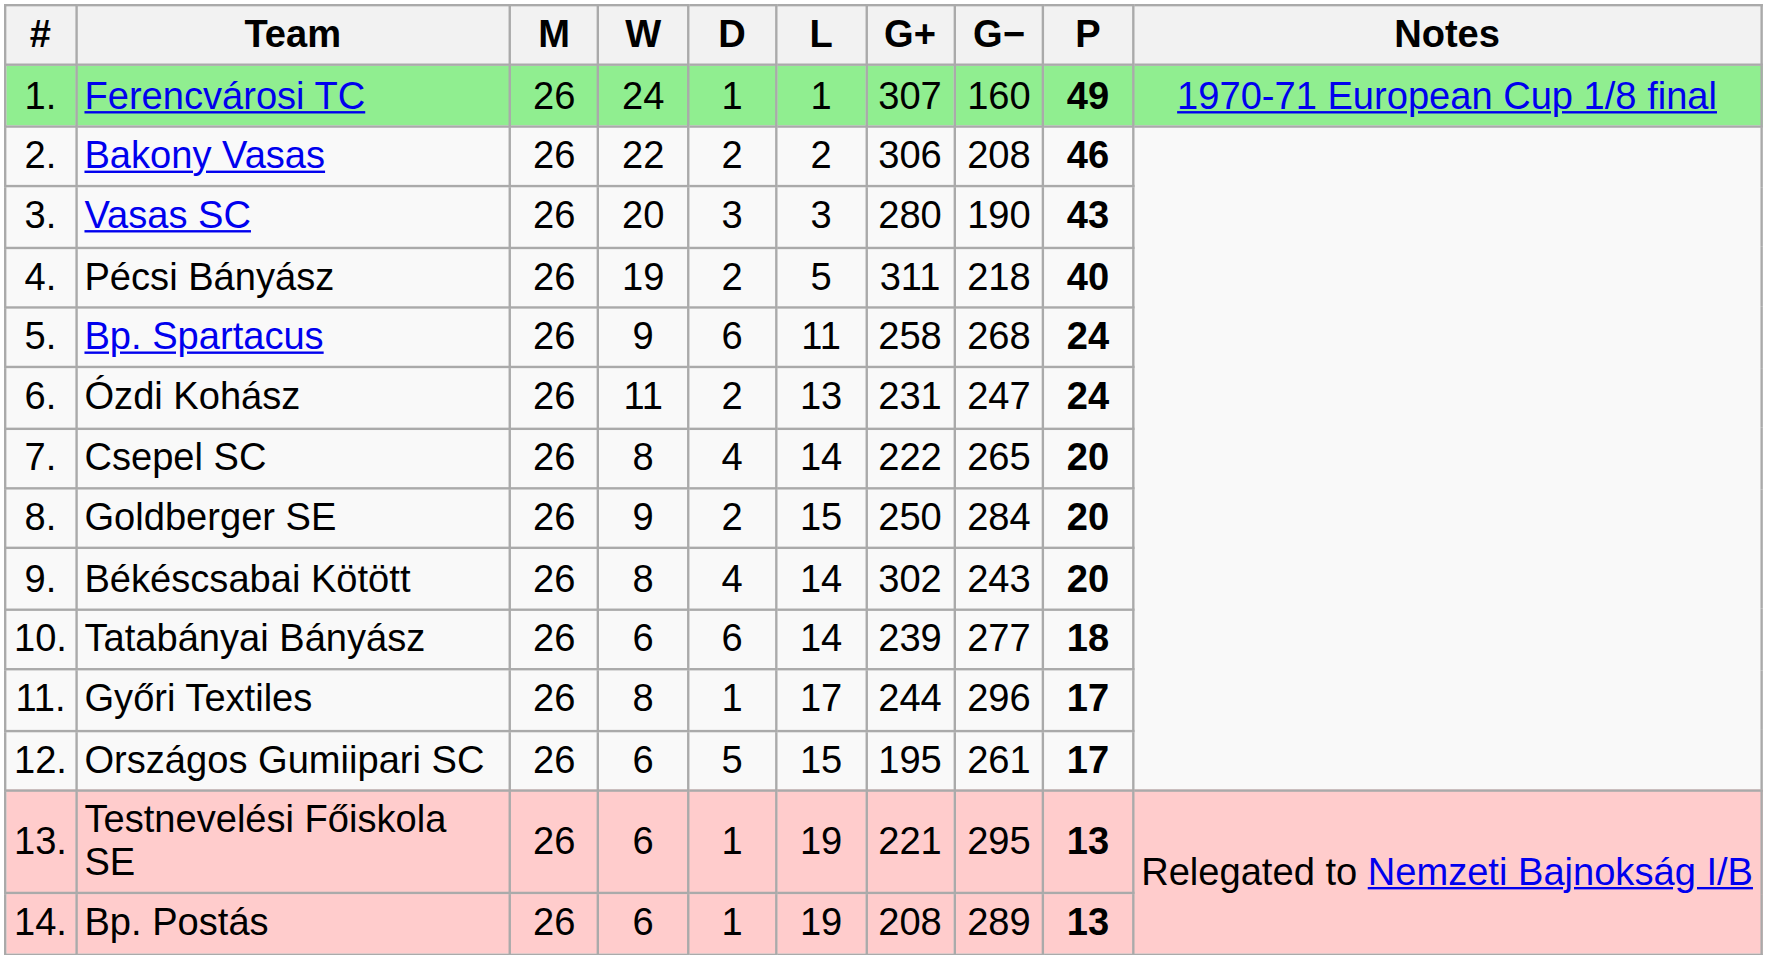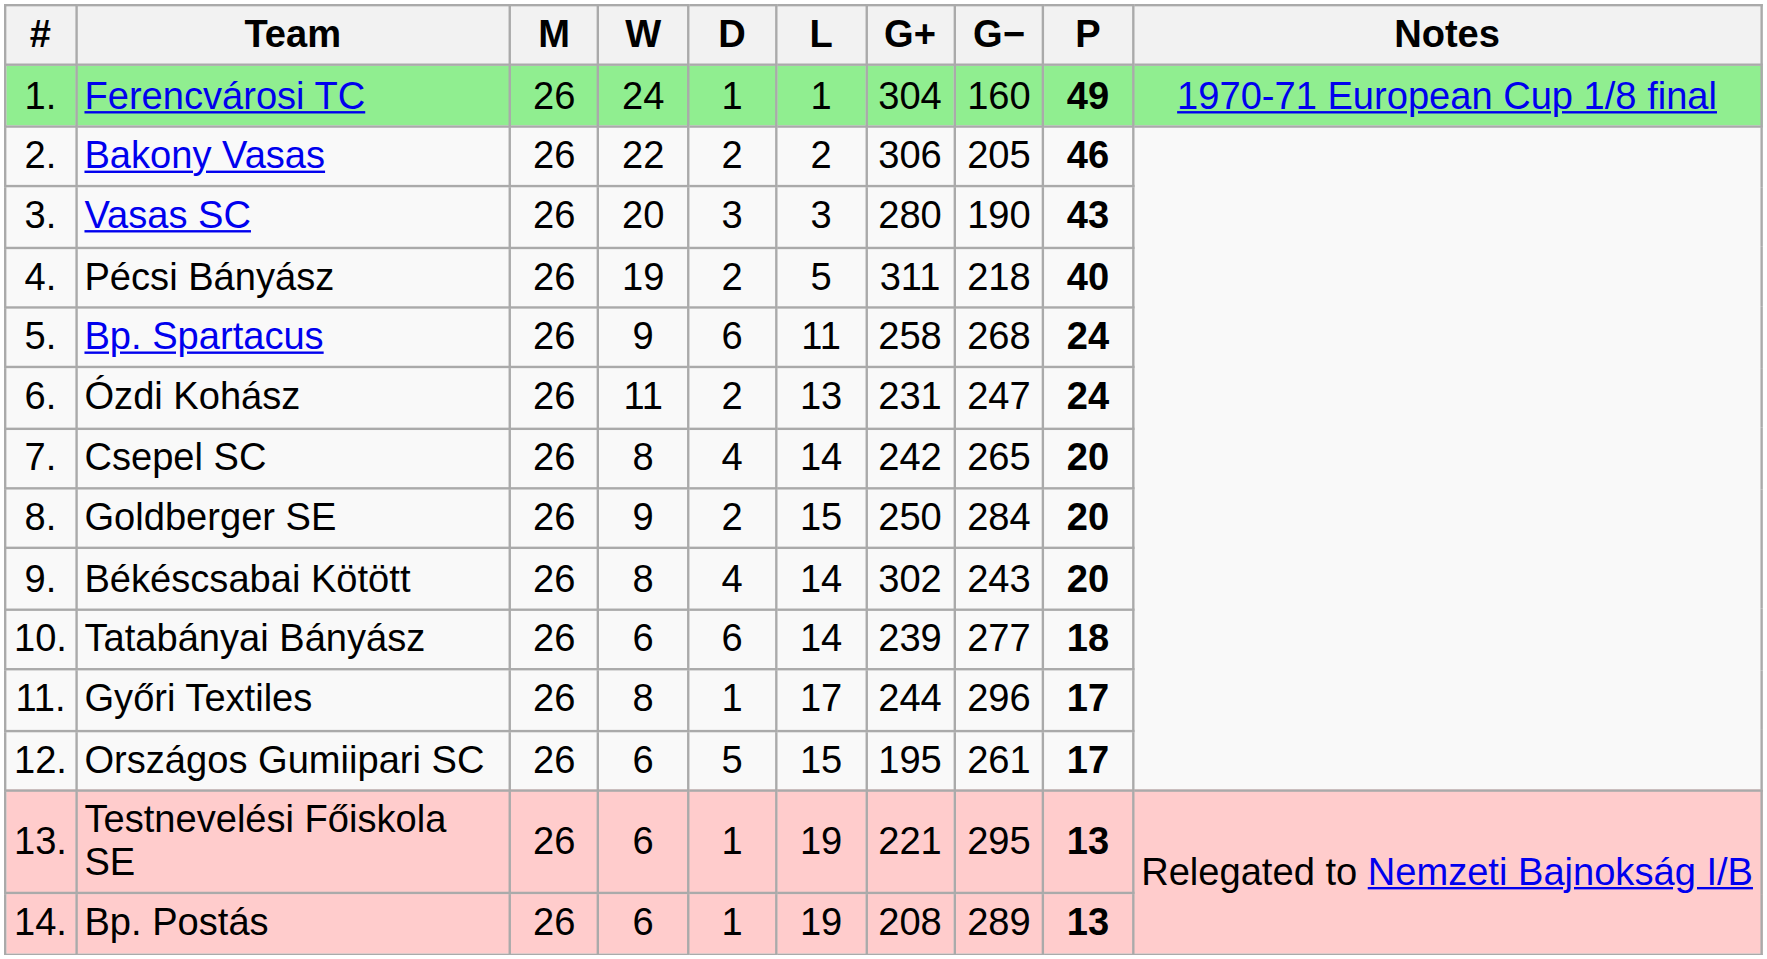(910, 95) 307 -> (910, 95) 304
(999, 155) 208 -> (999, 155) 205
(910, 457) 222 -> (910, 457) 242
